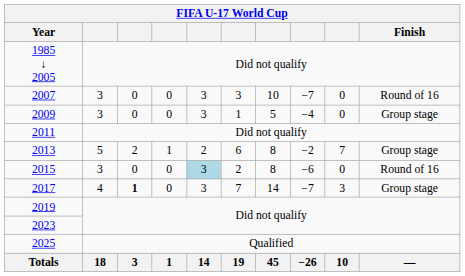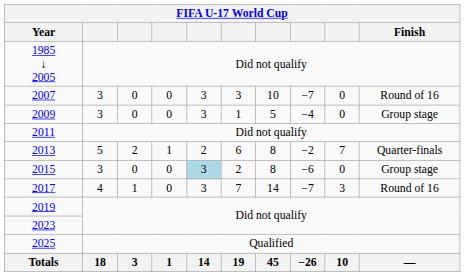(410, 151) Group stage -> (410, 151) Quarter-finals
(410, 169) Round of 16 -> (410, 169) Group stage
(135, 188) bold -> (135, 188) normal
(410, 188) Group stage -> (410, 188) Round of 16
